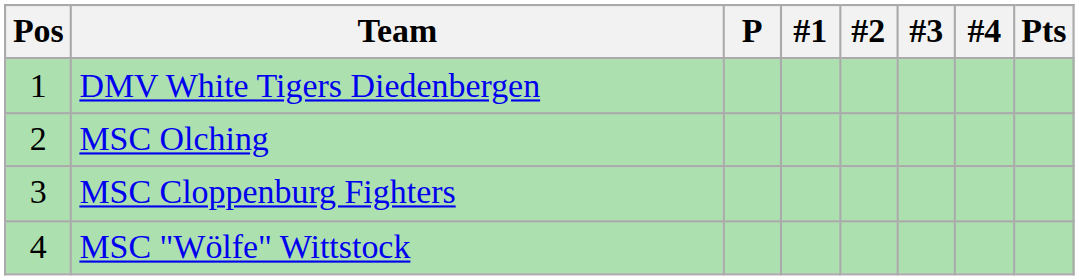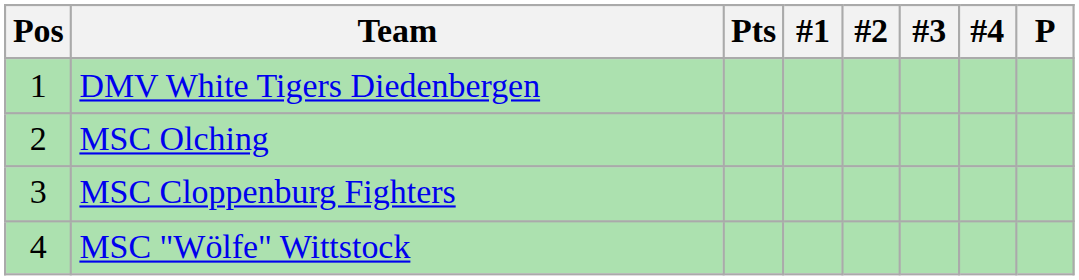columns swapped: (752, 31) <-> (1044, 31)
